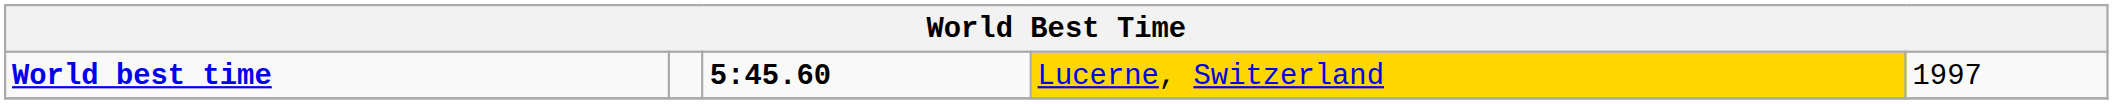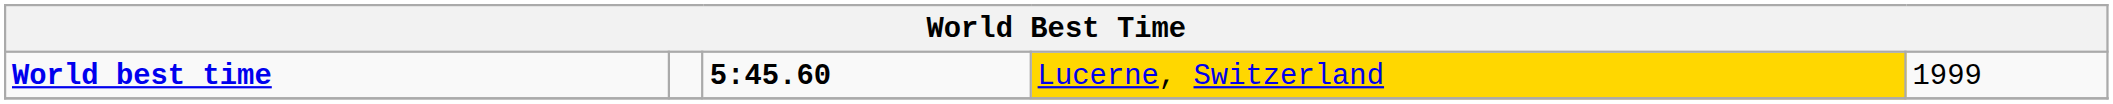(1947, 76) 1997 -> (1947, 76) 1999
